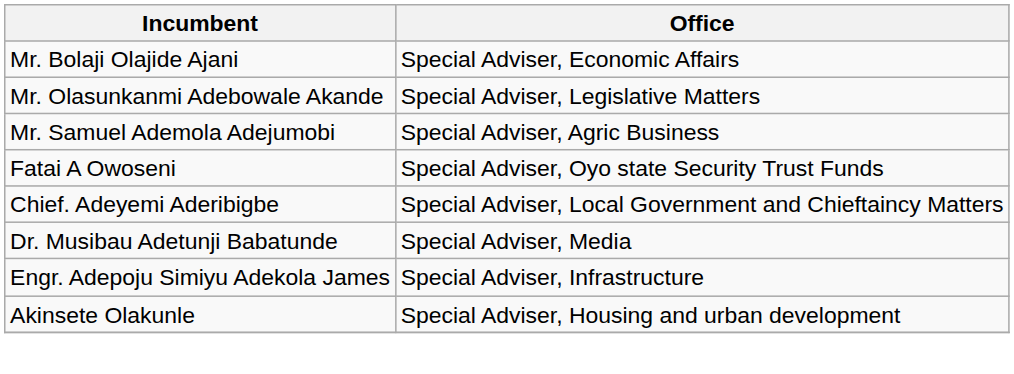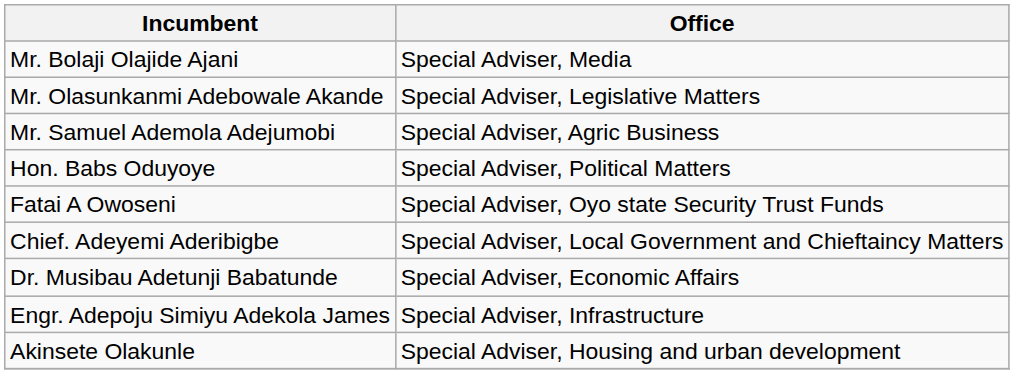(570, 59) Special Adviser, Economic Affairs -> (516, 59) Special Adviser, Media
+ row: (113, 168)
(516, 241) Special Adviser, Media -> (570, 277) Special Adviser, Economic Affairs
